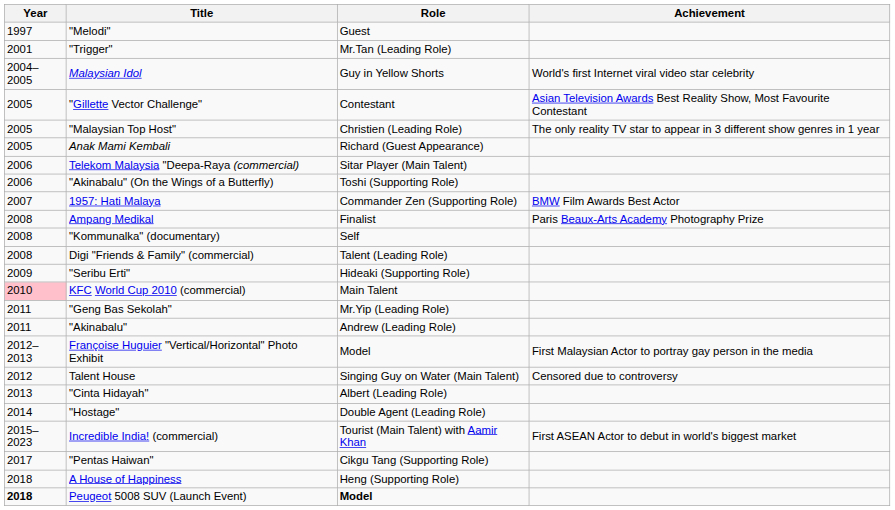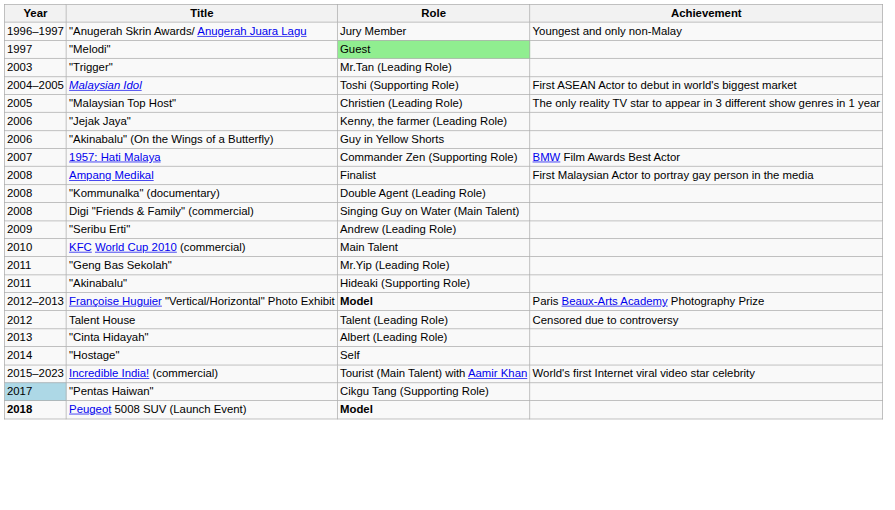+ row: (188, 31)
(355, 31) no background -> (355, 49) lightgreen background
(20, 49) 2001 -> (20, 67) 2003
(392, 73) Guy in Yellow Shorts -> (399, 85) Toshi (Supporting Role)
(643, 73) World's first Internet viral video star celebrity -> (665, 85) First ASEAN Actor to debut in world's biggest market
- row: (136, 104)
- row: (120, 147)
- row: (184, 165)
+ row: (100, 121)
(399, 183) Toshi (Supporting Role) -> (392, 139) Guy in Yellow Shorts
(648, 219) Paris Beaux-Arts Academy Photography Prize -> (673, 175) First Malaysian Actor to portray gay person in the media
(349, 237) Self -> (413, 193) Double Agent (Leading Role)
(394, 255) Talent (Leading Role) -> (430, 211) Singing Guy on Water (Main Talent)
(405, 273) Hideaki (Supporting Role) -> (398, 229) Andrew (Leading Role)
(20, 291) pink background -> (20, 247) no background
(398, 327) Andrew (Leading Role) -> (405, 283) Hideaki (Supporting Role)
(355, 351) normal -> (356, 301) bold
(672, 351) First Malaysian Actor to portray gay person in the media -> (648, 301) Paris Beaux-Arts Academy Photography Prize
(429, 376) Singing Guy on Water (Main Talent) -> (394, 319) Talent (Leading Role)
(413, 412) Double Agent (Leading Role) -> (350, 355) Self
(664, 436) First ASEAN Actor to debut in world's biggest market -> (644, 373) World's first Internet viral video star celebrity
(20, 460) no background -> (20, 391) lightblue background
- row: (125, 479)
